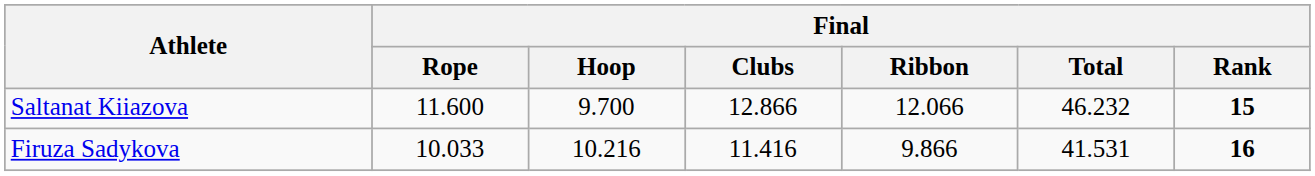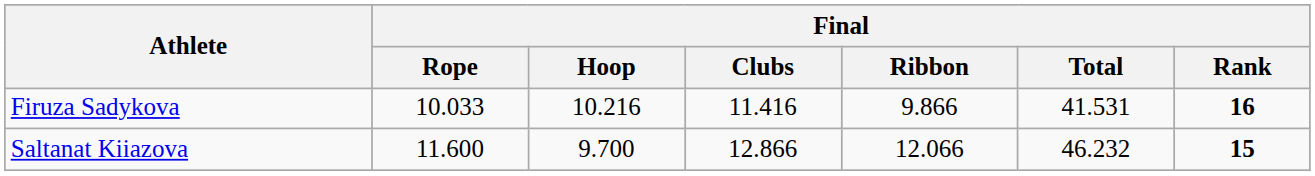rows swapped: (99, 108) <-> (95, 149)
